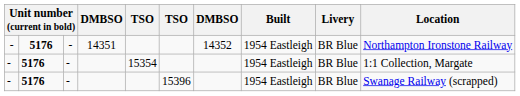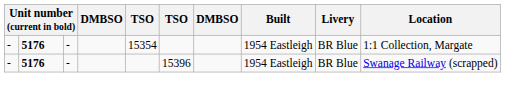- row: (12, 44)
